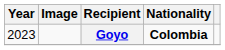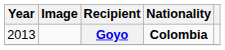(21, 34) 2023 -> (21, 34) 2013
